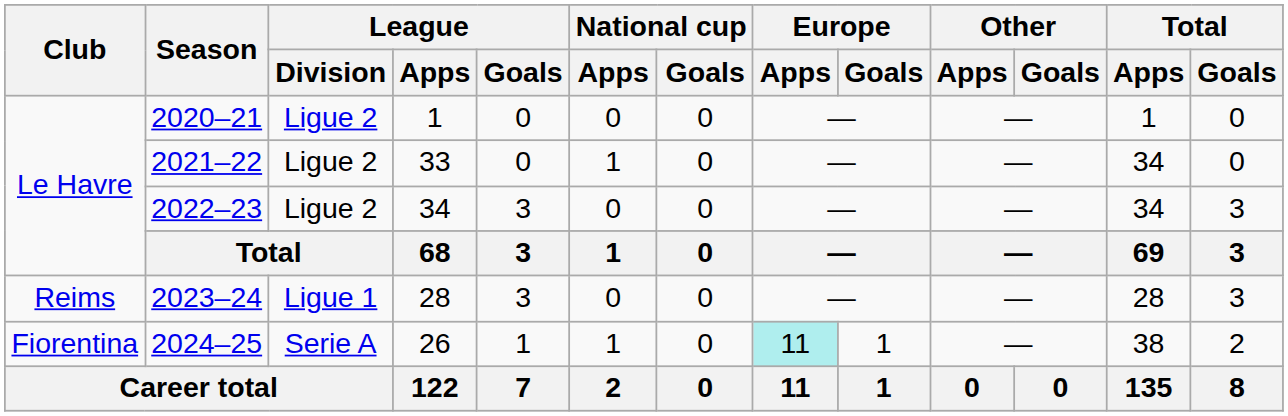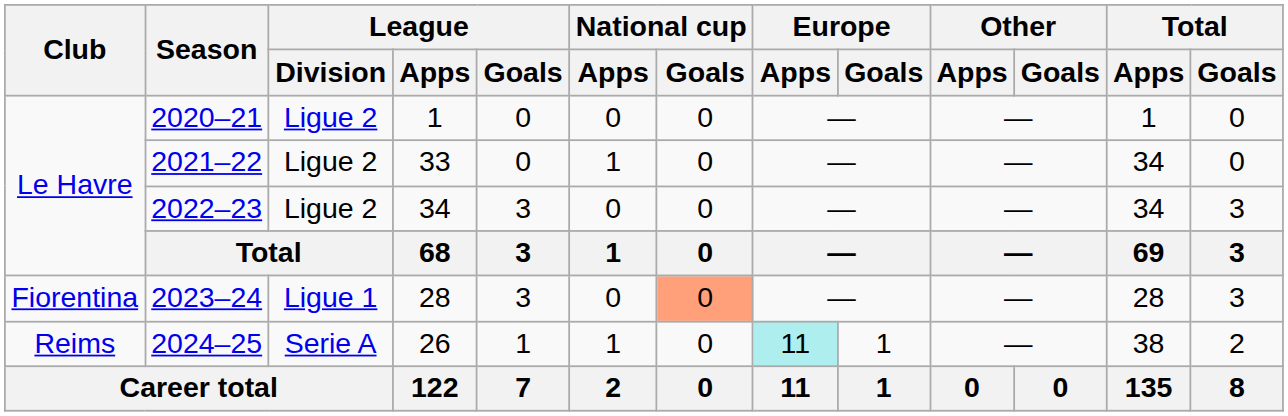(75, 298) Reims -> (75, 298) Fiorentina
(705, 298) no background -> (705, 298) lightsalmon background
(75, 343) Fiorentina -> (75, 343) Reims
